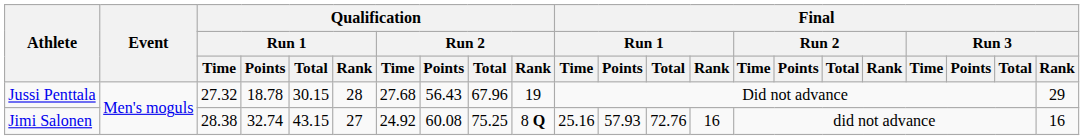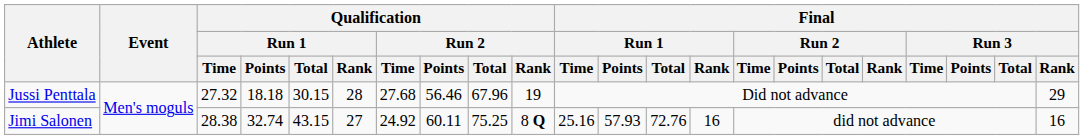(265, 95) 18.78 -> (265, 95) 18.18
(444, 95) 56.43 -> (444, 95) 56.46
(444, 121) 60.08 -> (444, 121) 60.11
